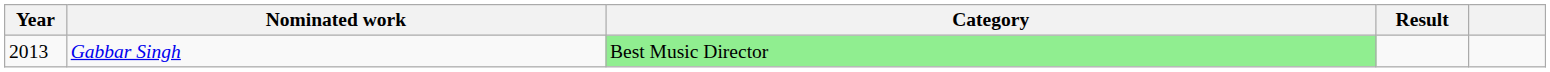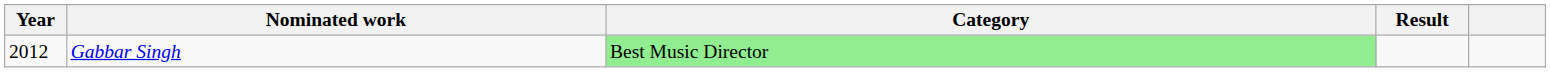(29, 50) 2013 -> (29, 50) 2012
